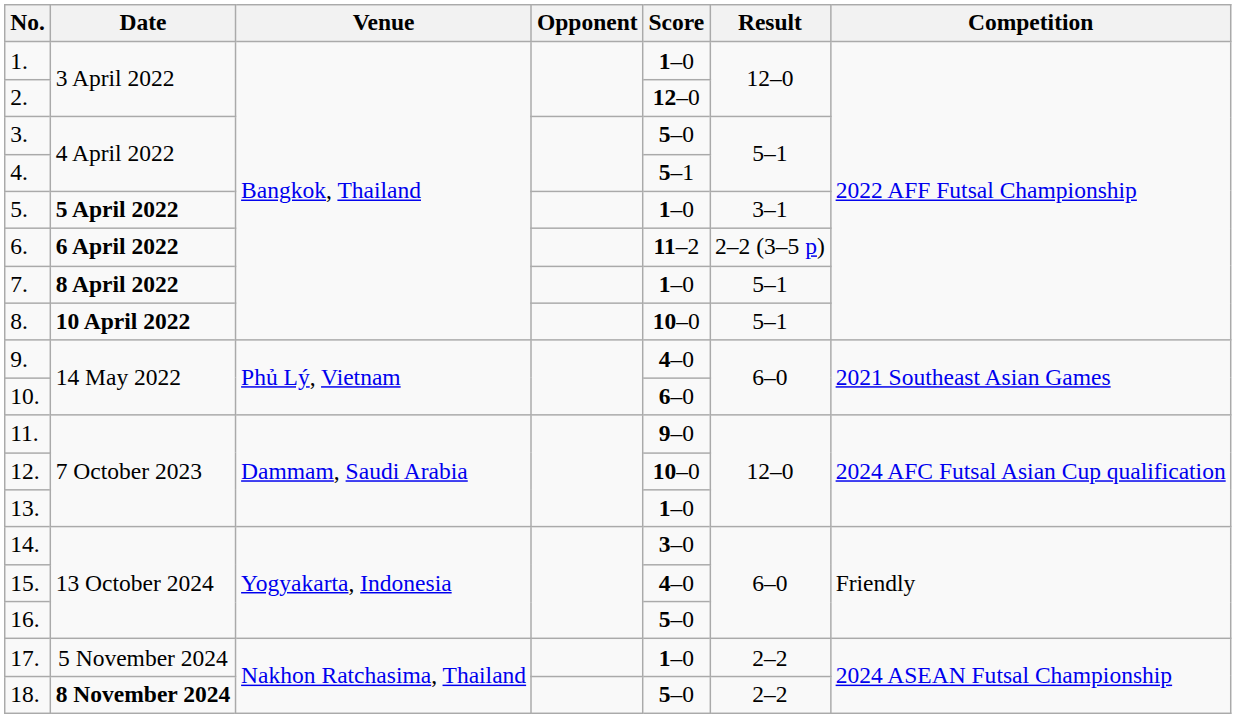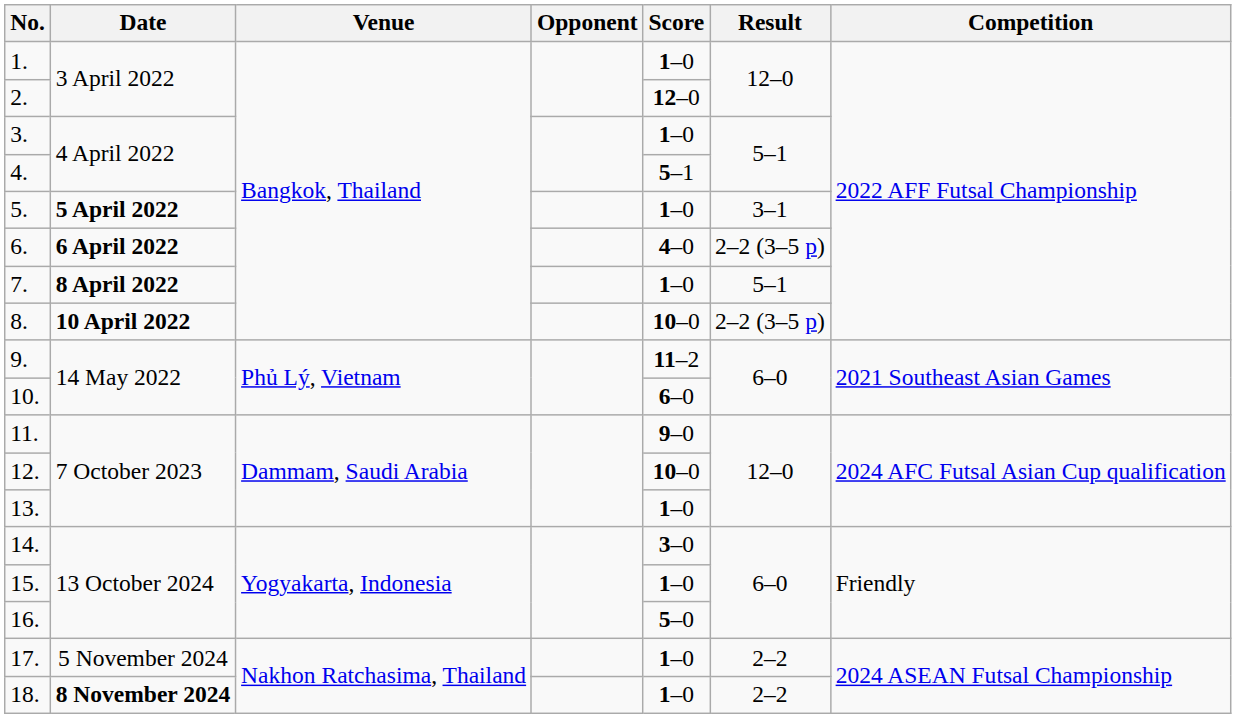(676, 135) 5–0 -> (676, 135) 1–0
(676, 246) 11–2 -> (676, 246) 4–0
(770, 321) 5–1 -> (770, 321) 2–2 (3–5 p)
(676, 358) 4–0 -> (676, 358) 11–2
(676, 582) 4–0 -> (676, 582) 1–0
(676, 694) 5–0 -> (676, 694) 1–0
